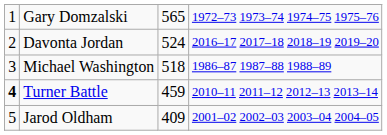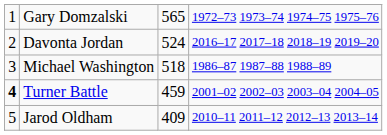(285, 92) 2010–11 2011–12 2012–13 2013–14 -> (285, 92) 2001–02 2002–03 2003–04 2004–05
(285, 117) 2001–02 2002–03 2003–04 2004–05 -> (285, 117) 2010–11 2011–12 2012–13 2013–14
